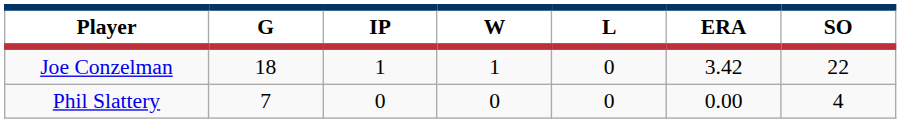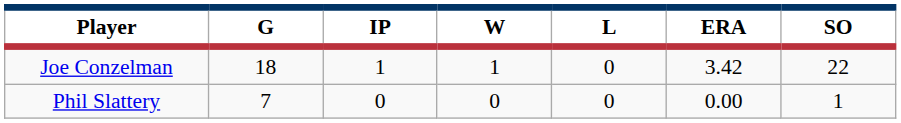(838, 100) 4 -> (838, 100) 1
